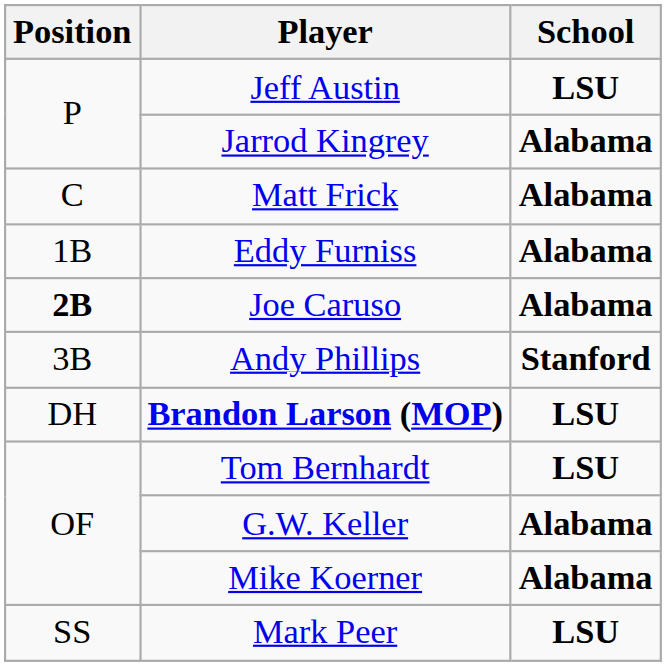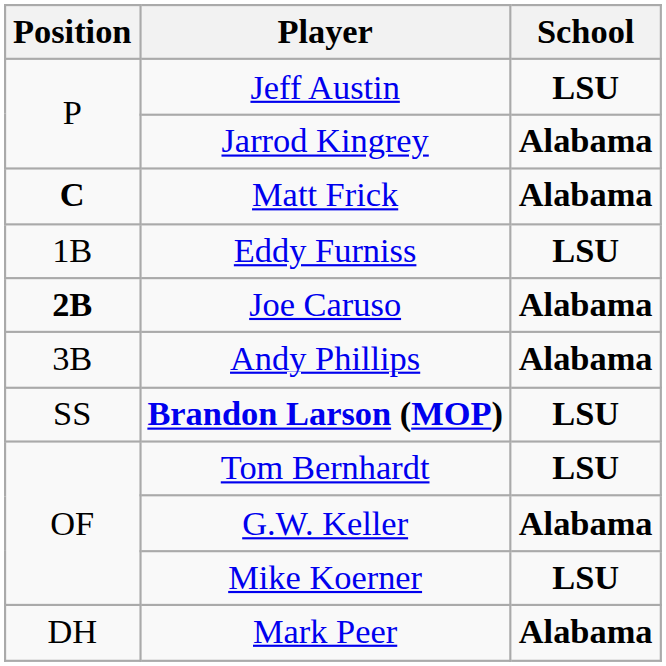(72, 195) normal -> (72, 195) bold
(586, 250) Alabama -> (586, 250) LSU
(586, 359) Stanford -> (586, 359) Alabama
(72, 413) DH -> (72, 413) SS
(586, 577) Alabama -> (586, 577) LSU
(72, 631) SS -> (72, 631) DH
(586, 631) LSU -> (586, 631) Alabama
